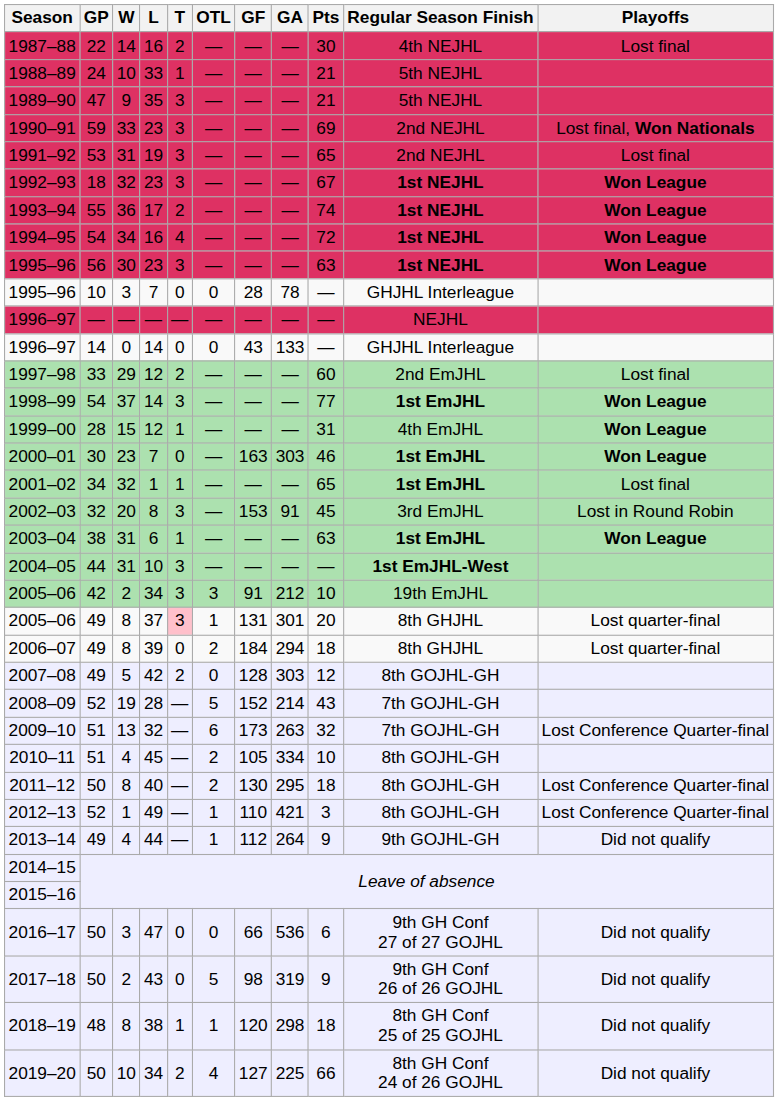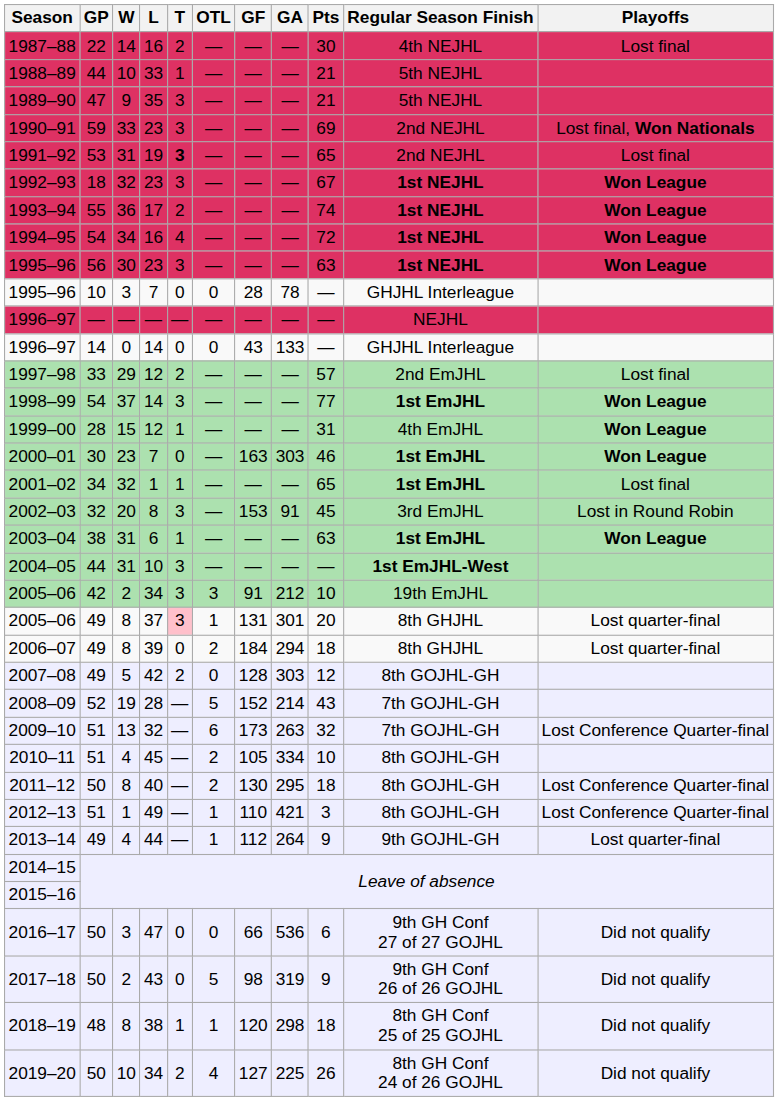(96, 73) 24 -> (96, 73) 44
(180, 155) normal -> (180, 155) bold
(326, 374) 60 -> (326, 374) 57
(96, 812) 52 -> (96, 812) 51
(655, 840) Did not qualify -> (655, 840) Lost quarter-final
(326, 1072) 66 -> (326, 1072) 26
